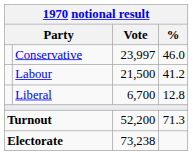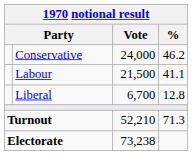(138, 54) 23,997 -> (138, 54) 24,000
(174, 54) 46.0 -> (174, 54) 46.2
(174, 74) 41.2 -> (174, 74) 41.1
(138, 120) 52,200 -> (138, 120) 52,210
